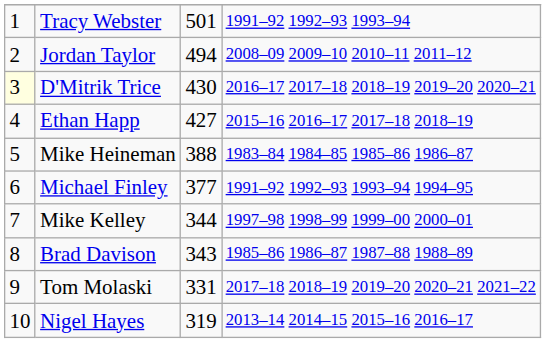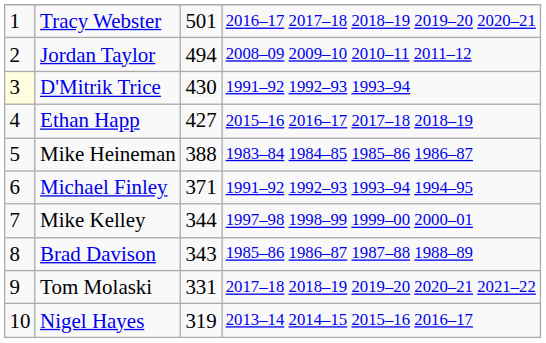(318, 21) 1991–92 1992–93 1993–94 -> (381, 21) 2016–17 2017–18 2018–19 2019–20 2020–21
(381, 87) 2016–17 2017–18 2018–19 2019–20 2020–21 -> (318, 87) 1991–92 1992–93 1993–94
(201, 187) 377 -> (201, 187) 371
